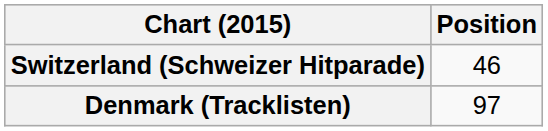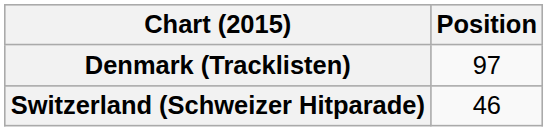rows swapped: (218, 105) <-> (218, 65)
